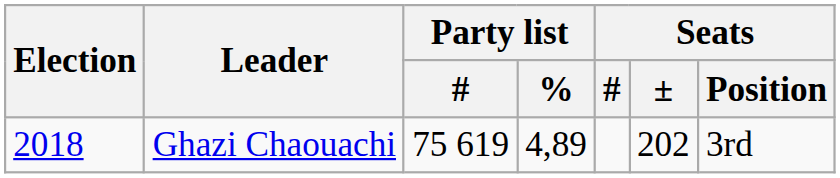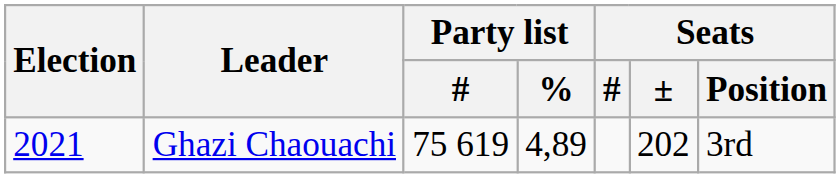(48, 144) 2018 -> (48, 144) 2021
